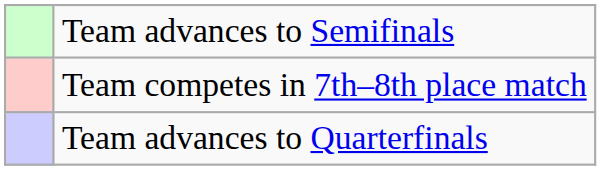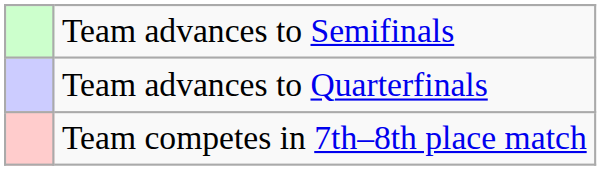rows swapped: (275, 137) <-> (324, 84)
